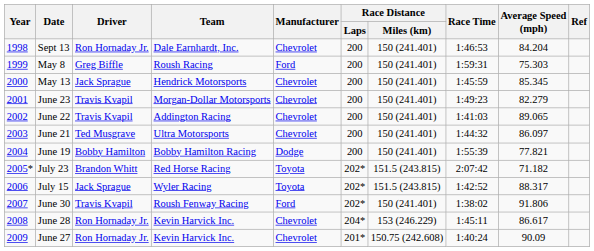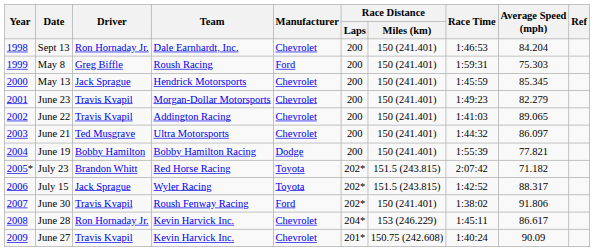(112, 238) Ron Hornaday Jr. -> (104, 238) Travis Kvapil
